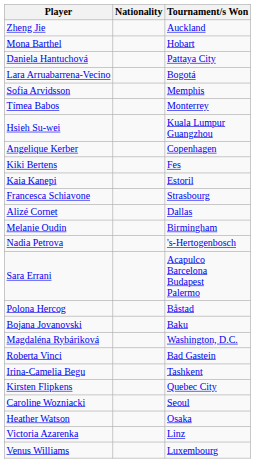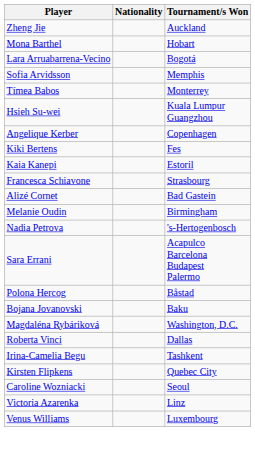- row: (47, 59)
(180, 212) Dallas -> (191, 196) Bad Gastein
(191, 355) Bad Gastein -> (180, 340) Dallas
- row: (38, 418)
